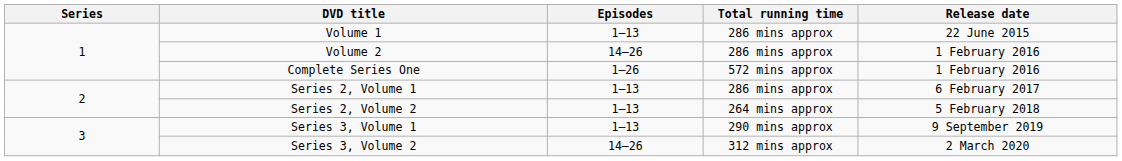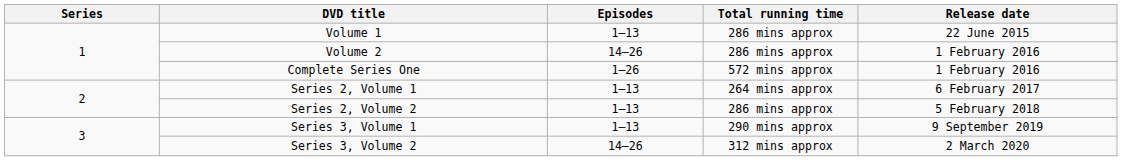(781, 89) 286 mins approx -> (781, 89) 264 mins approx
(781, 108) 264 mins approx -> (781, 108) 286 mins approx
